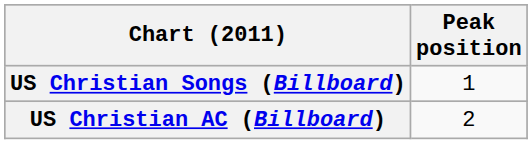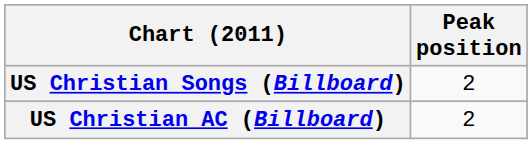(469, 84) 1 -> (469, 84) 2
